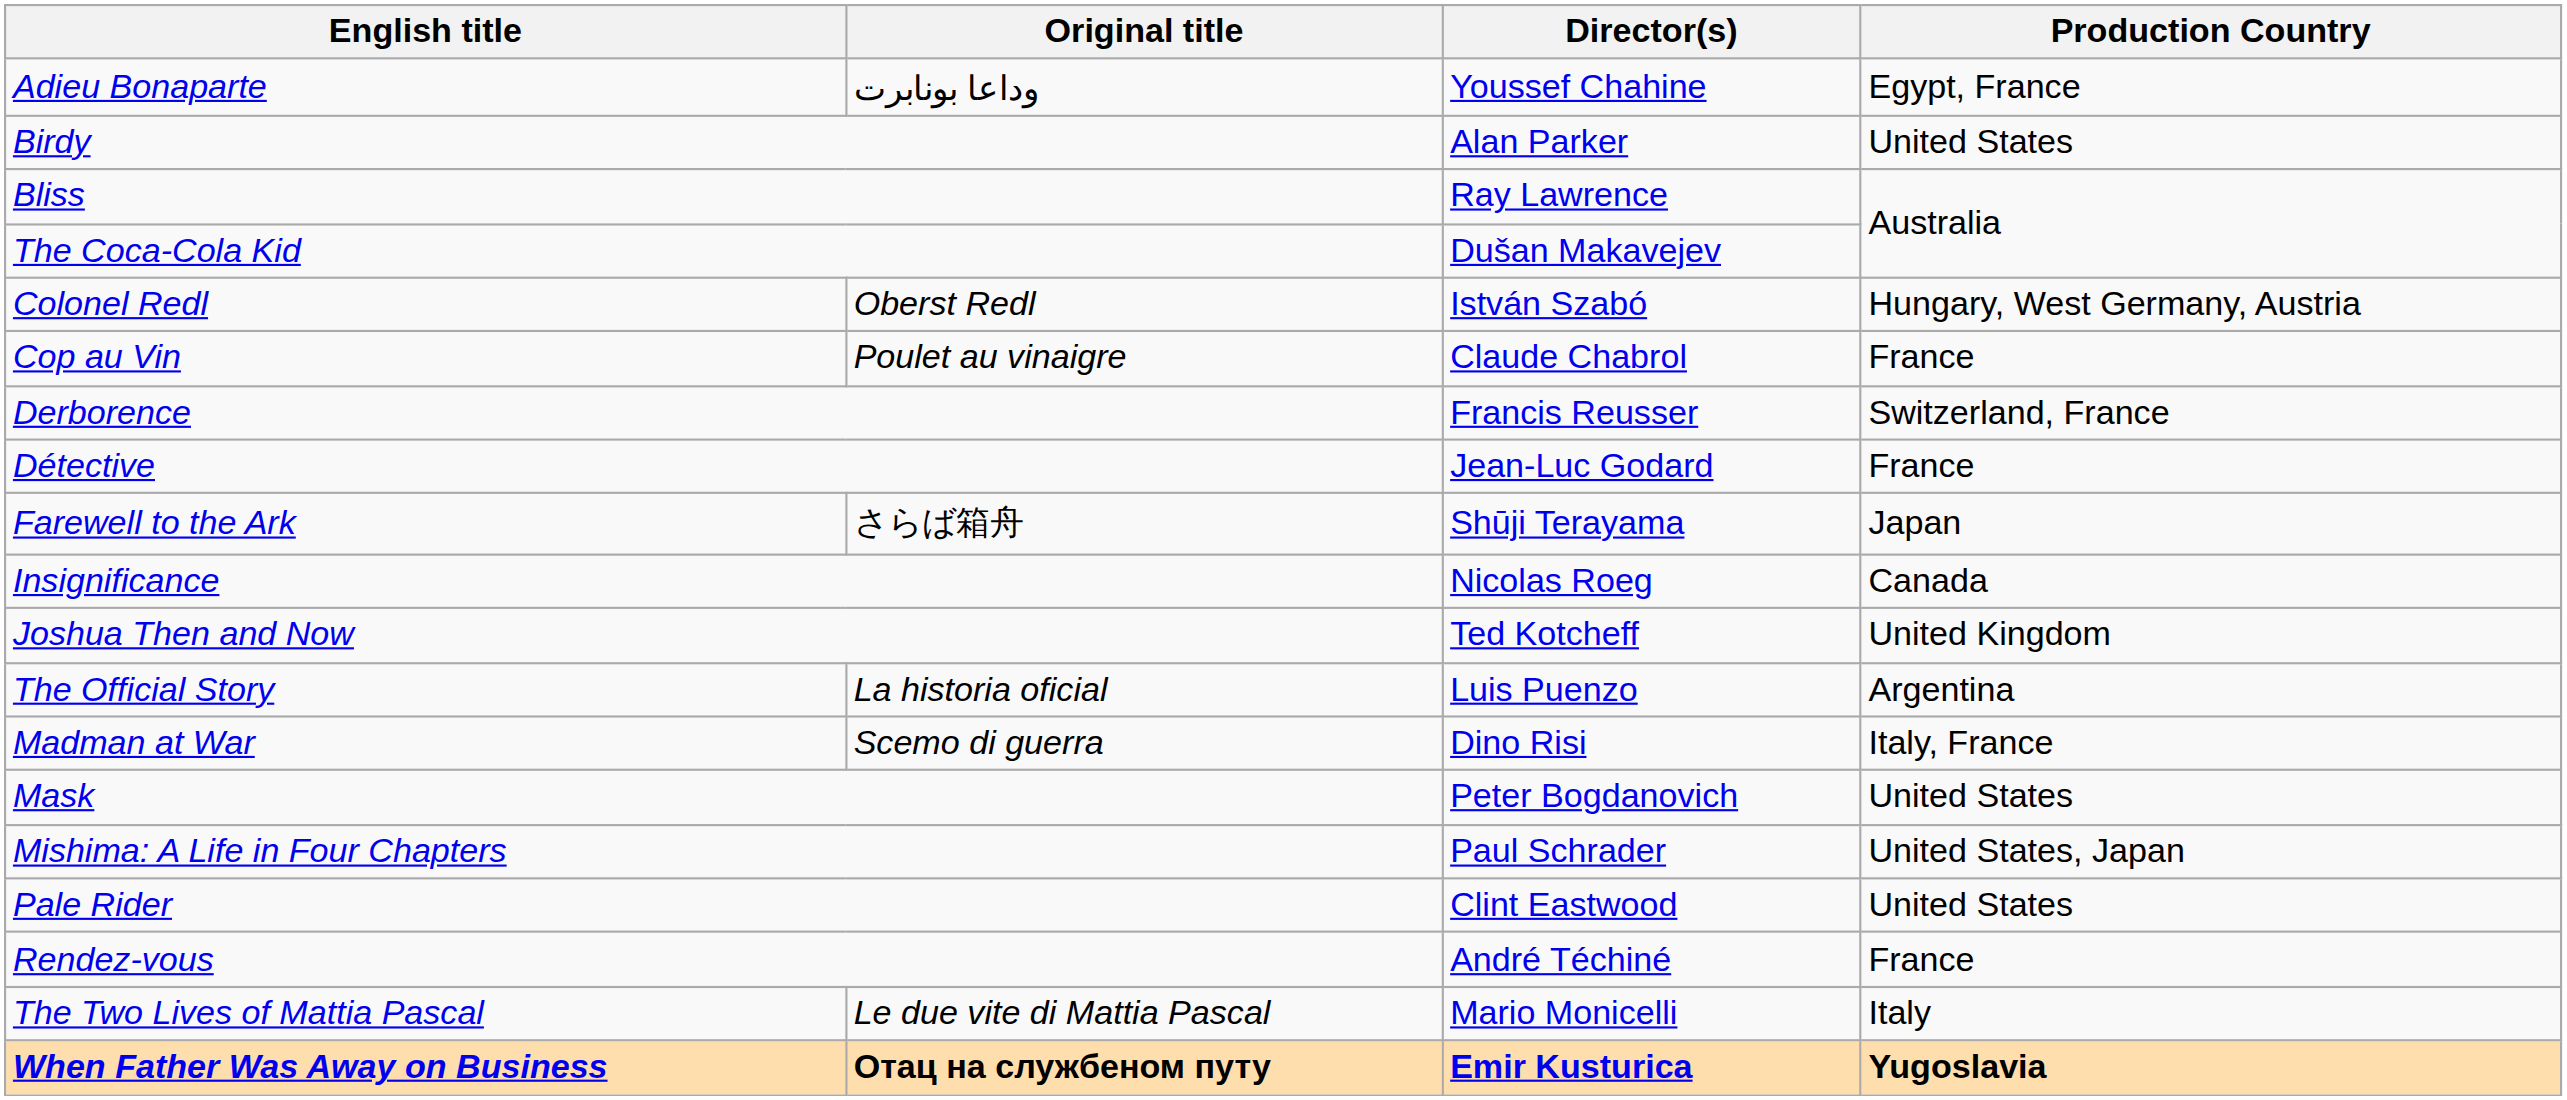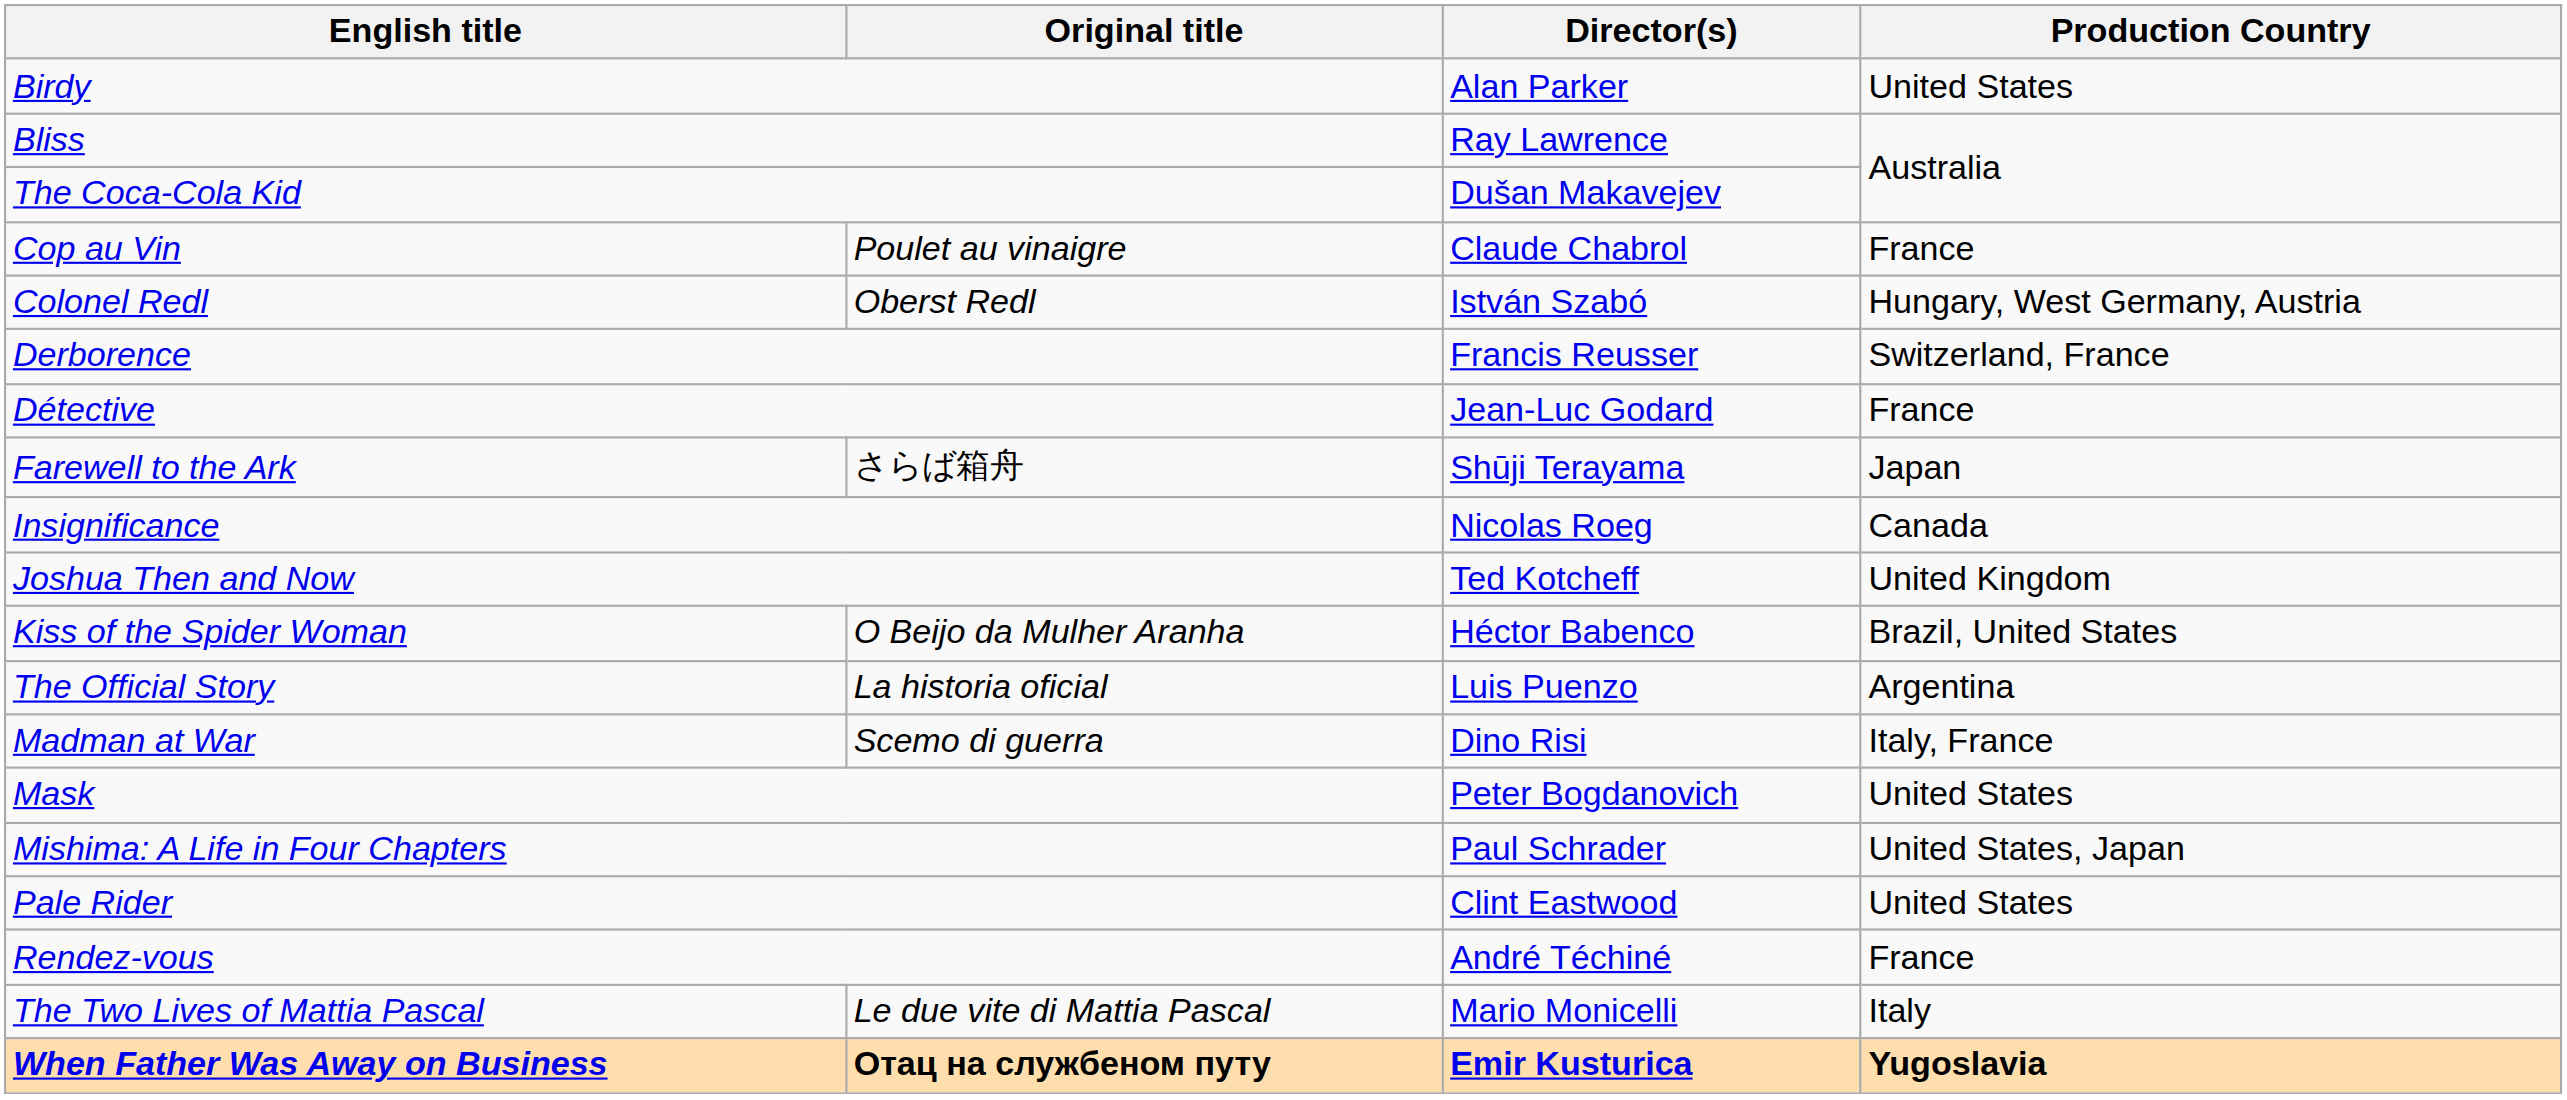- row: (140, 86)
rows swapped: (97, 357) <-> (110, 303)
+ row: (210, 632)
